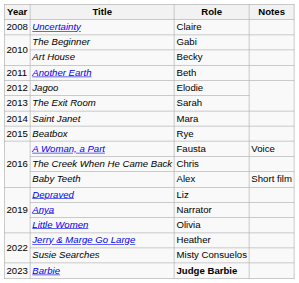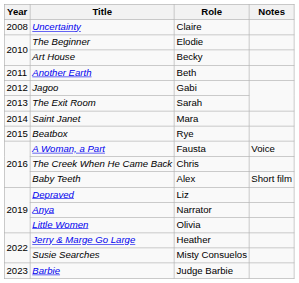(187, 42) Gabi -> (190, 42) Elodie
(190, 88) Elodie -> (187, 88) Gabi
(207, 270) bold -> (205, 270) normal
